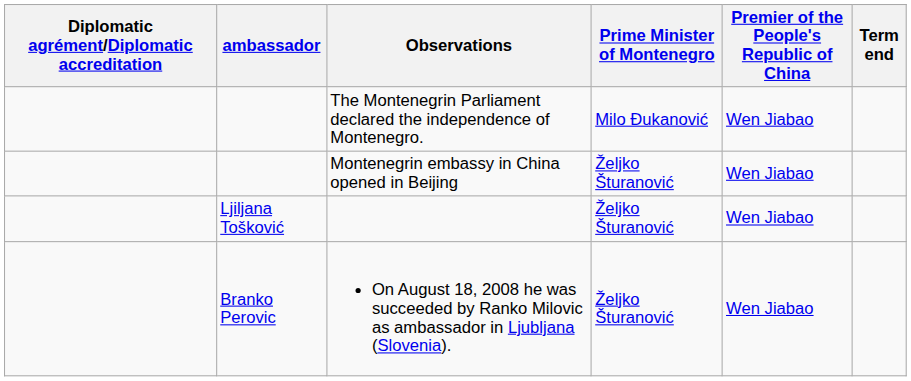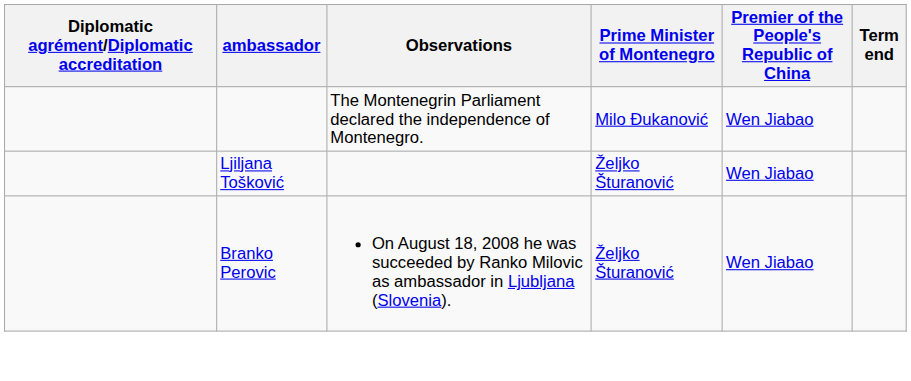- row: (445, 173)
